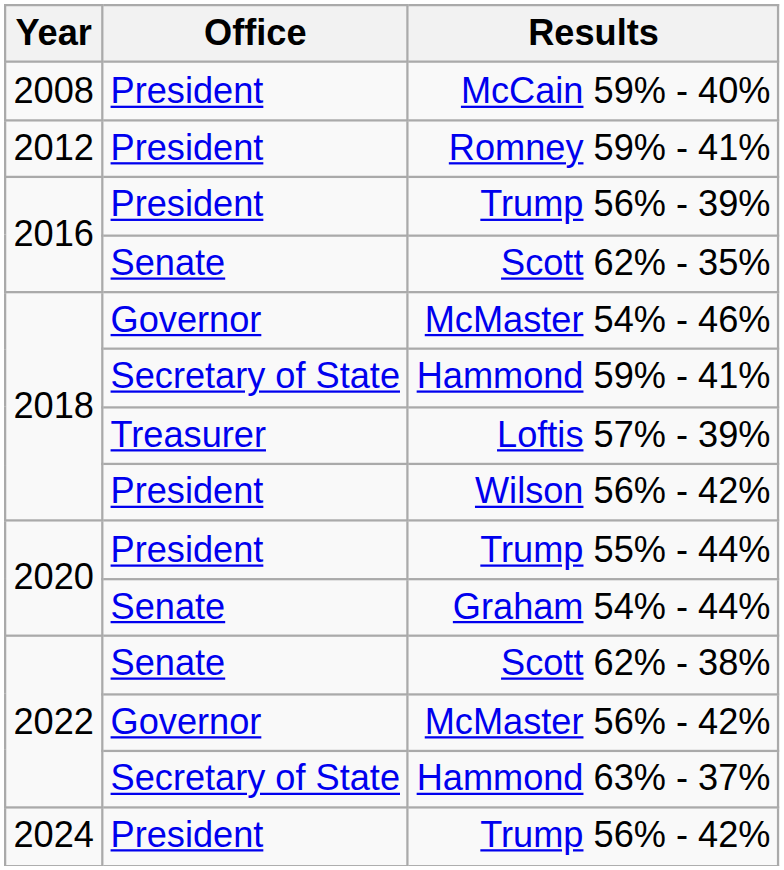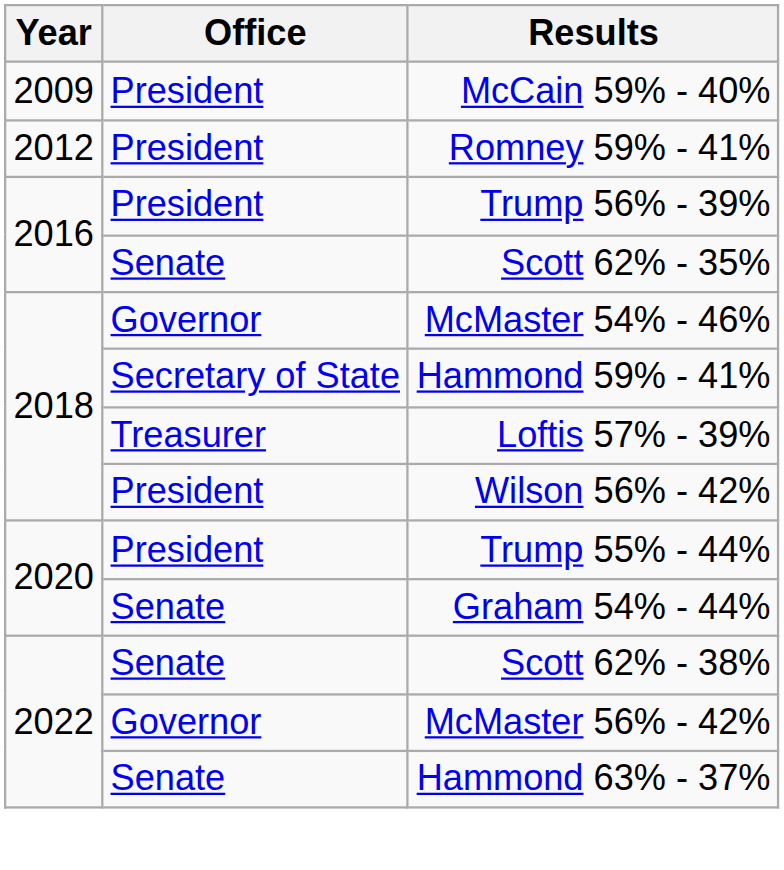(54, 90) 2008 -> (54, 90) 2009
(255, 778) Secretary of State -> (168, 778) Senate
- row: (625, 836)
